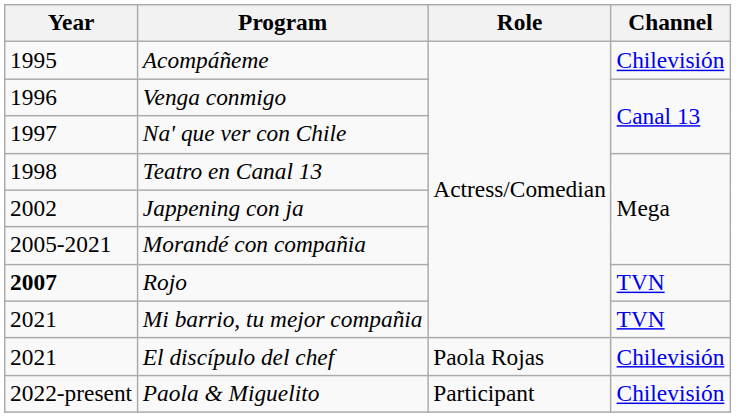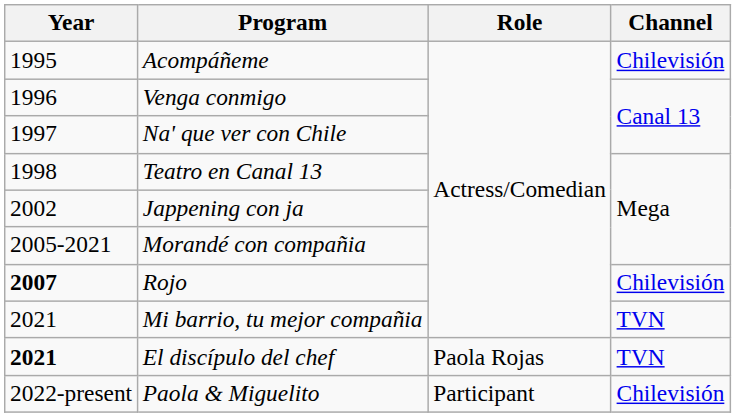(641, 282) TVN -> (670, 282) Chilevisión
(33, 356) normal -> (33, 356) bold
(670, 356) Chilevisión -> (641, 356) TVN
